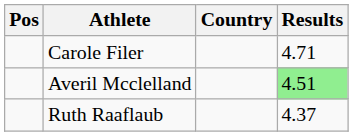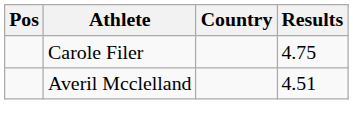(299, 51) 4.71 -> (299, 51) 4.75
(299, 83) lightgreen background -> (299, 83) no background
- row: (106, 114)
